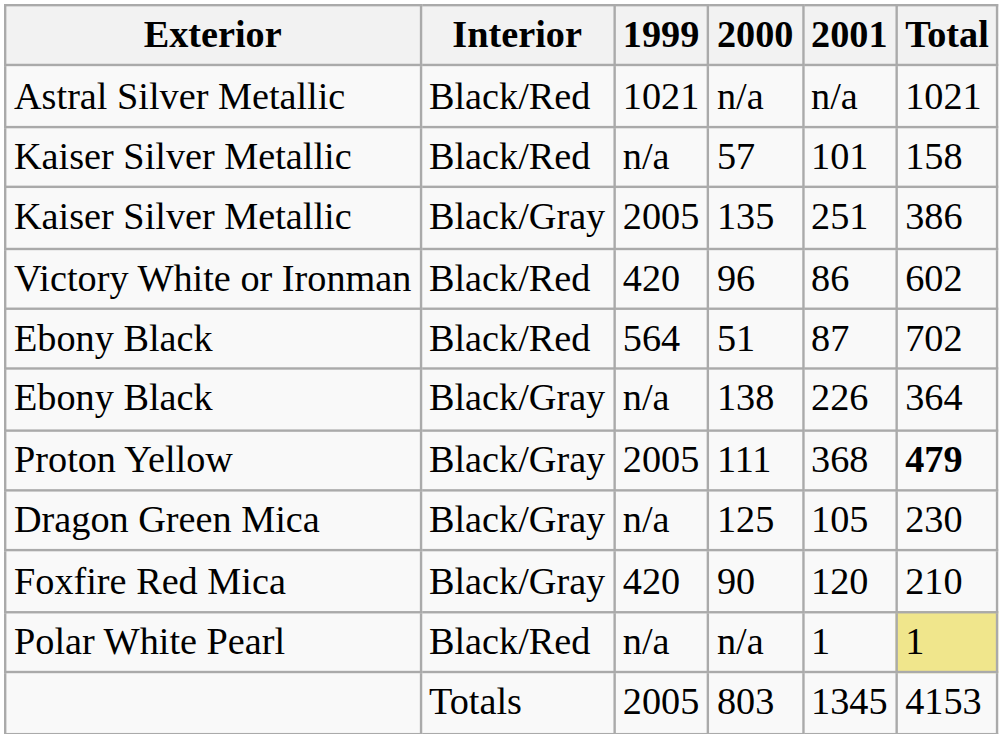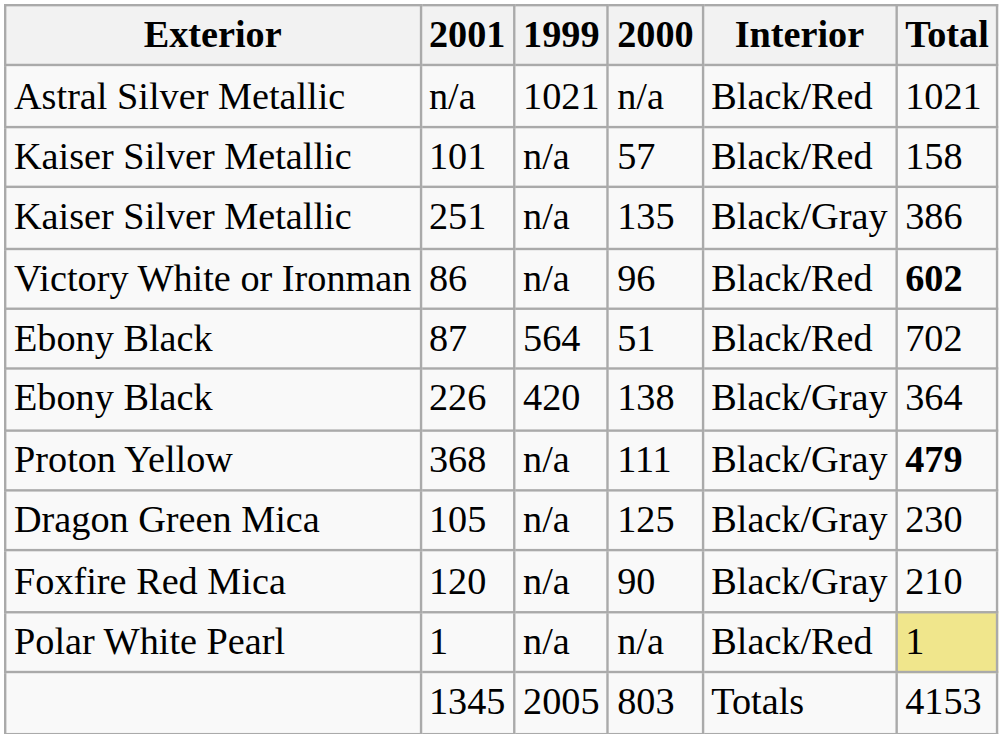columns swapped: (517, 34) <-> (849, 34)
(661, 216) 2005 -> (546, 216) n/a
(652, 277) 420 -> (546, 277) n/a
(934, 277) normal -> (934, 277) bold
(646, 398) n/a -> (552, 398) 420
(661, 459) 2005 -> (546, 459) n/a
(652, 580) 420 -> (546, 580) n/a
